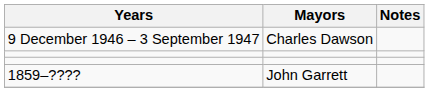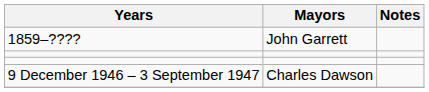rows swapped: (44, 75) <-> (134, 39)
